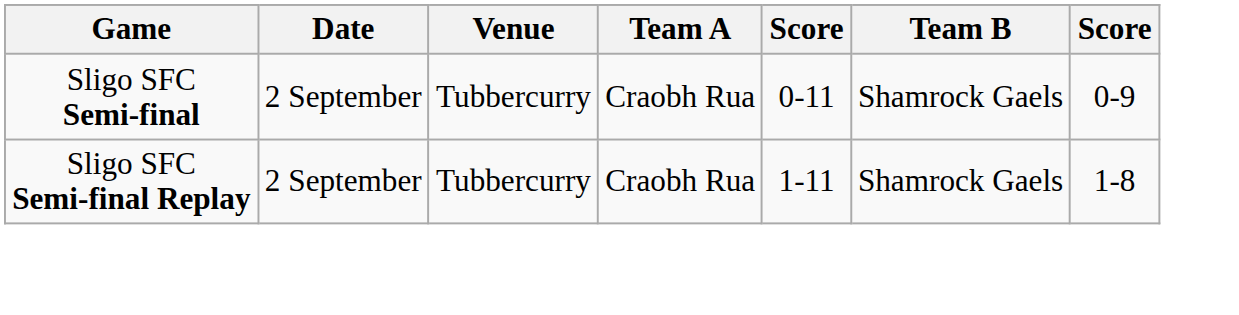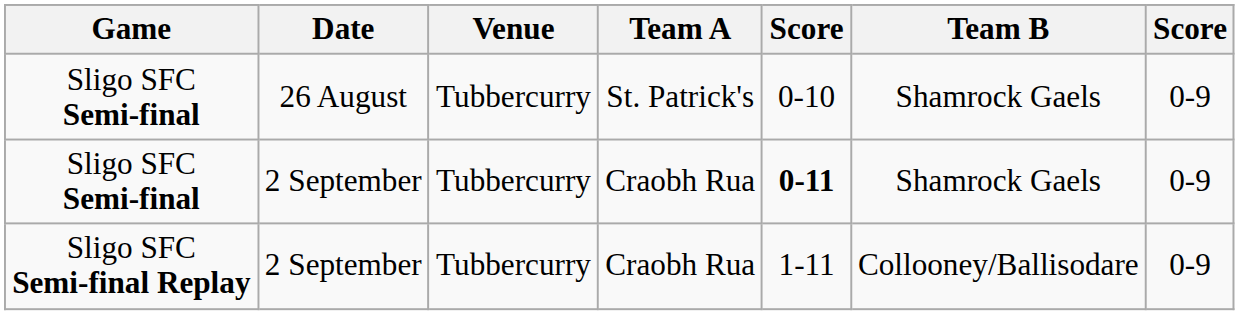+ row: (131, 96)
(807, 96) normal -> (807, 180) bold
(961, 180) Shamrock Gaels -> (998, 265) Collooney/Ballisodare
(1115, 180) 1-8 -> (1190, 265) 0-9
